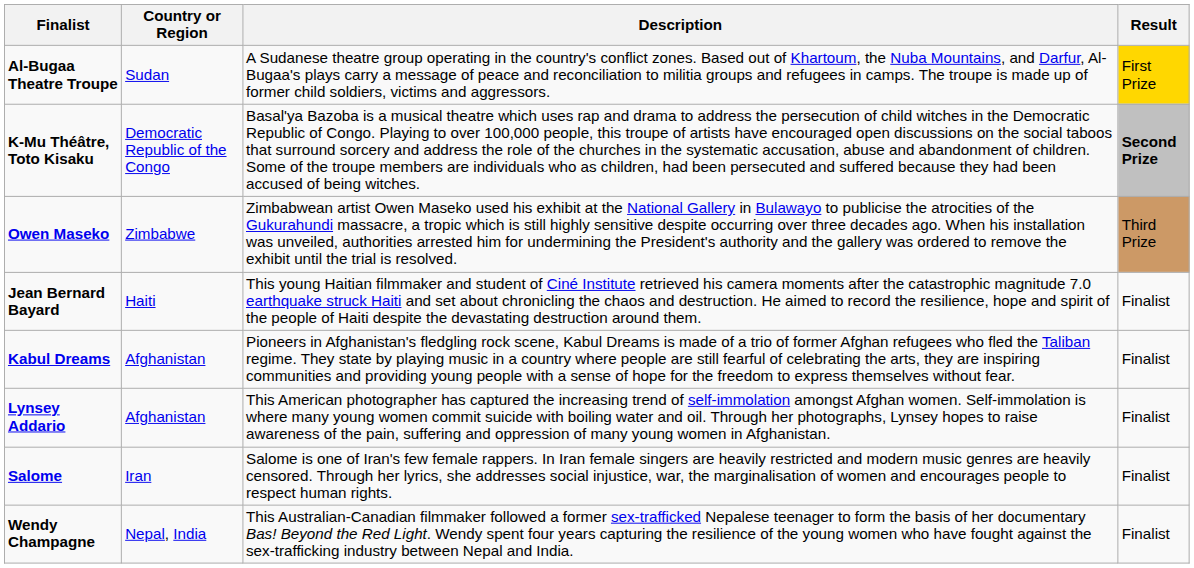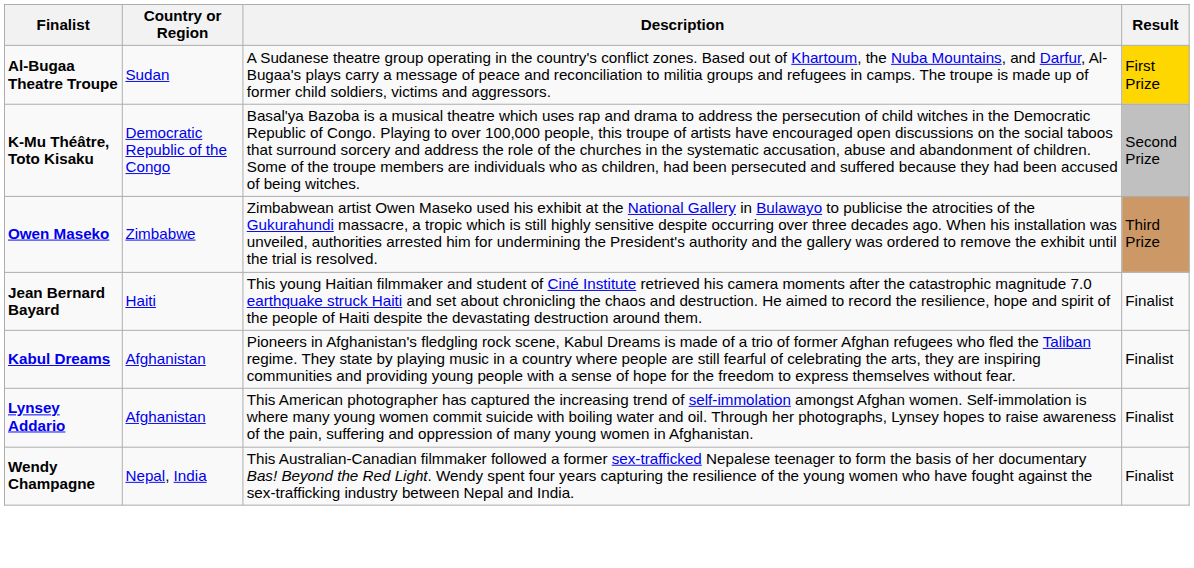(1149, 150) bold -> (1151, 150) normal
- row: (35, 475)
